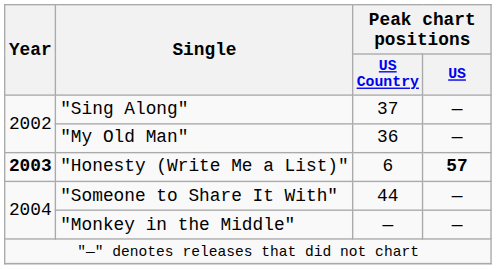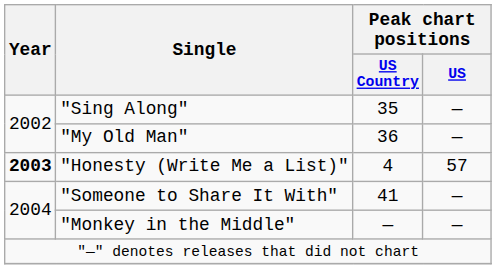(388, 109) 37 -> (388, 109) 35
(388, 167) 6 -> (388, 167) 4
(457, 167) bold -> (457, 167) normal
(388, 196) 44 -> (388, 196) 41
